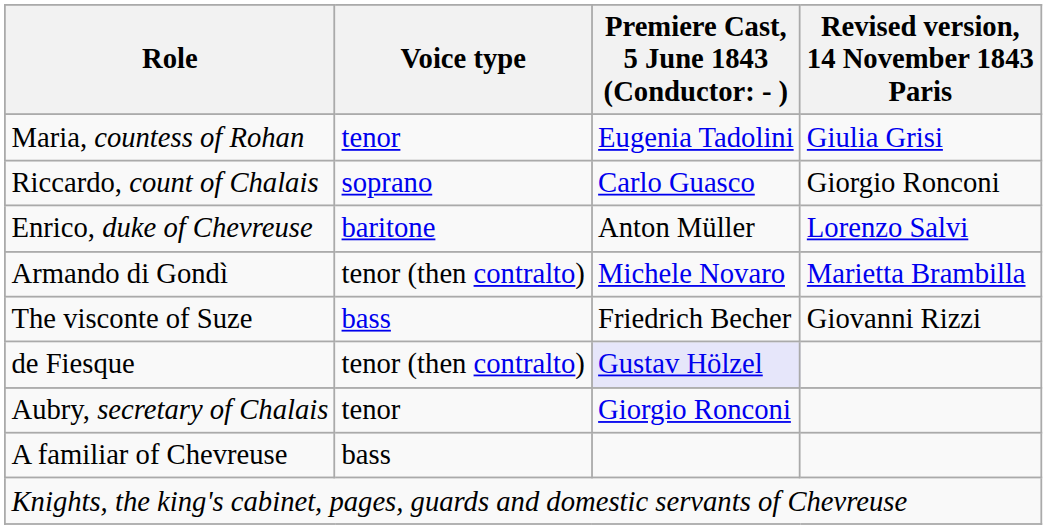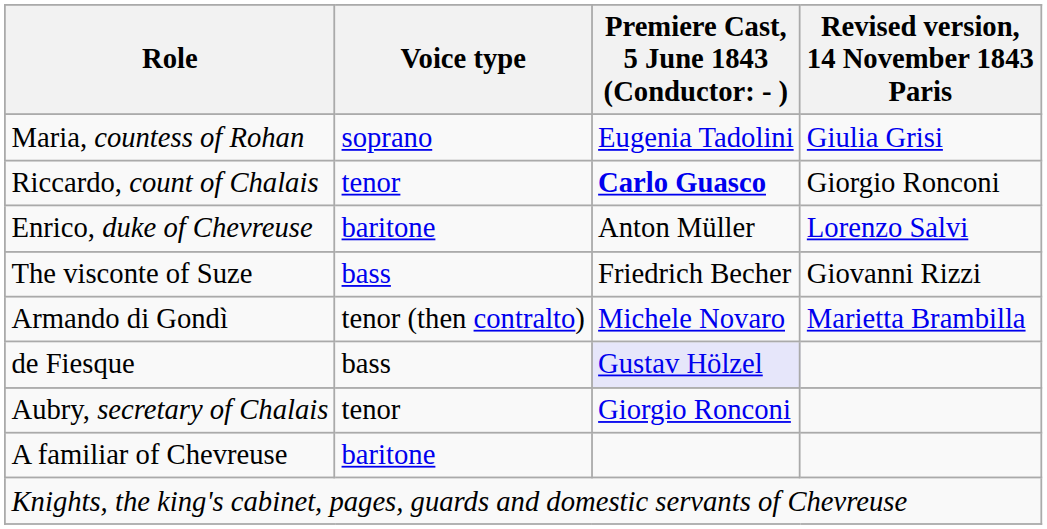(371, 137) tenor -> (387, 137) soprano
(387, 182) soprano -> (371, 182) tenor
(676, 182) normal -> (682, 182) bold
rows swapped: (120, 273) <-> (132, 318)
(463, 364) tenor (then contralto) -> (366, 364) bass
(366, 455) bass -> (388, 455) baritone
